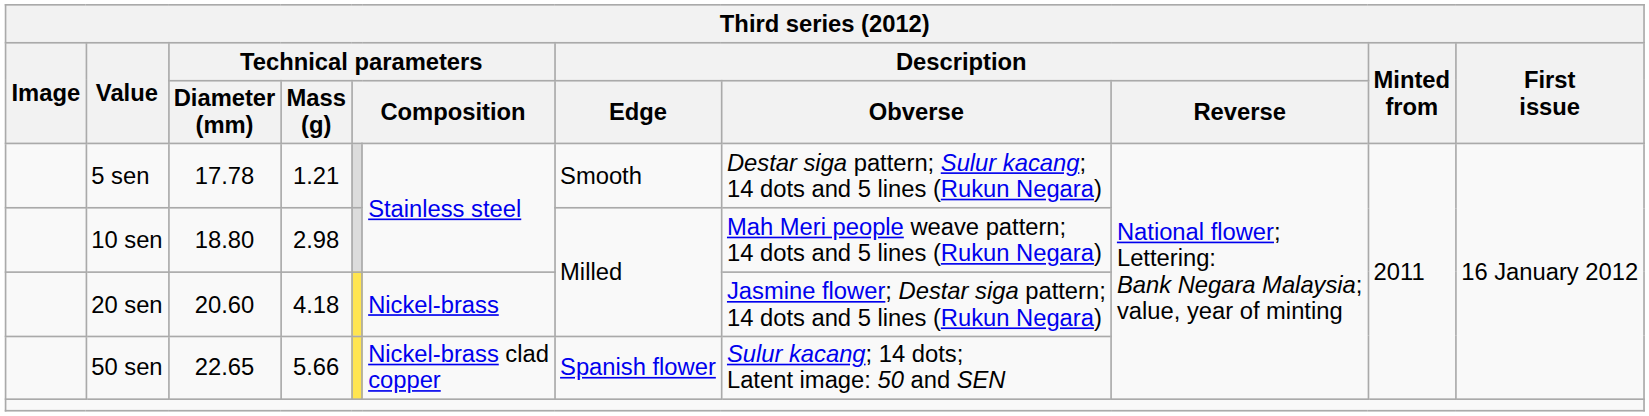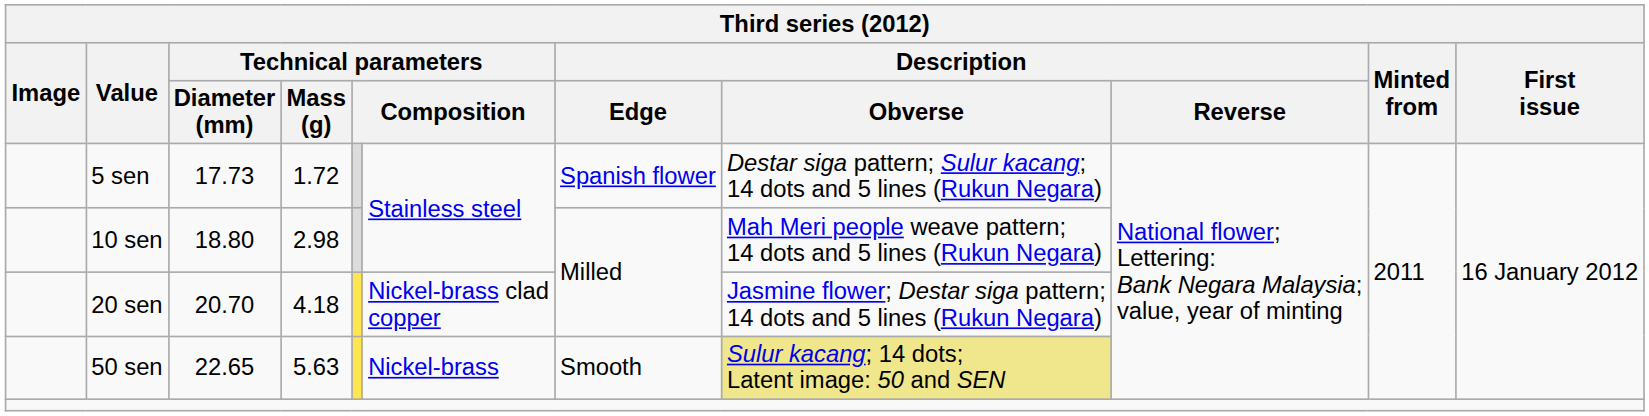(224, 176) 17.78 -> (224, 176) 17.73
(316, 176) 1.21 -> (316, 176) 1.72
(601, 176) Smooth -> (638, 176) Spanish flower
(224, 304) 20.60 -> (224, 304) 20.70
(433, 304) Nickel-brass -> (459, 304) Nickel-brass clad copper
(316, 368) 5.66 -> (316, 368) 5.63
(459, 368) Nickel-brass clad copper -> (433, 368) Nickel-brass
(638, 368) Spanish flower -> (601, 368) Smooth
(866, 368) no background -> (866, 368) khaki background
